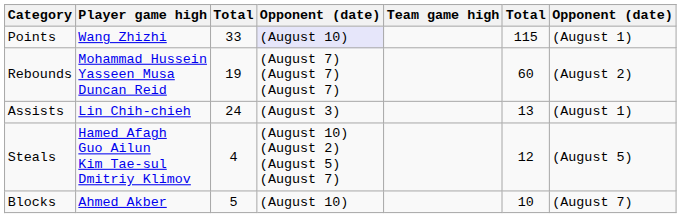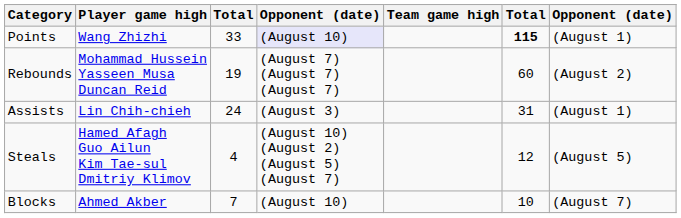(526, 37) normal -> (526, 37) bold
(526, 112) 13 -> (526, 112) 31
(233, 202) 5 -> (233, 202) 7
